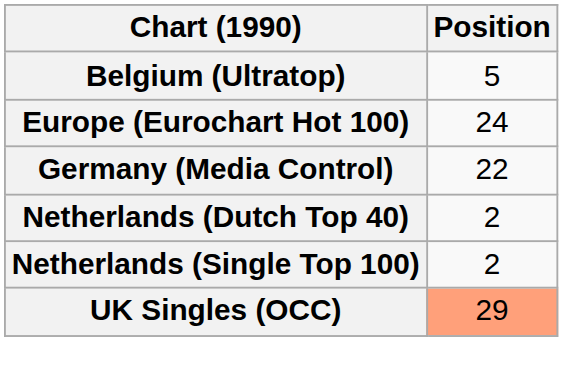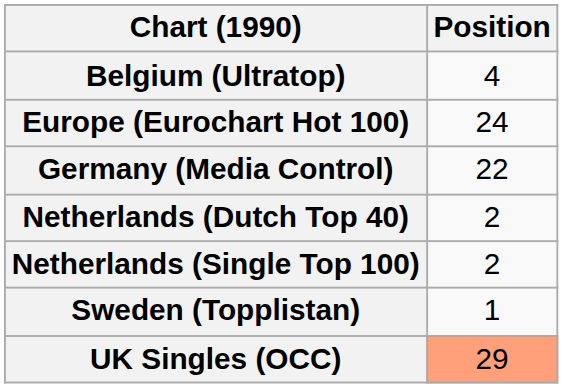(492, 75) 5 -> (492, 75) 4
+ row: (216, 311)
